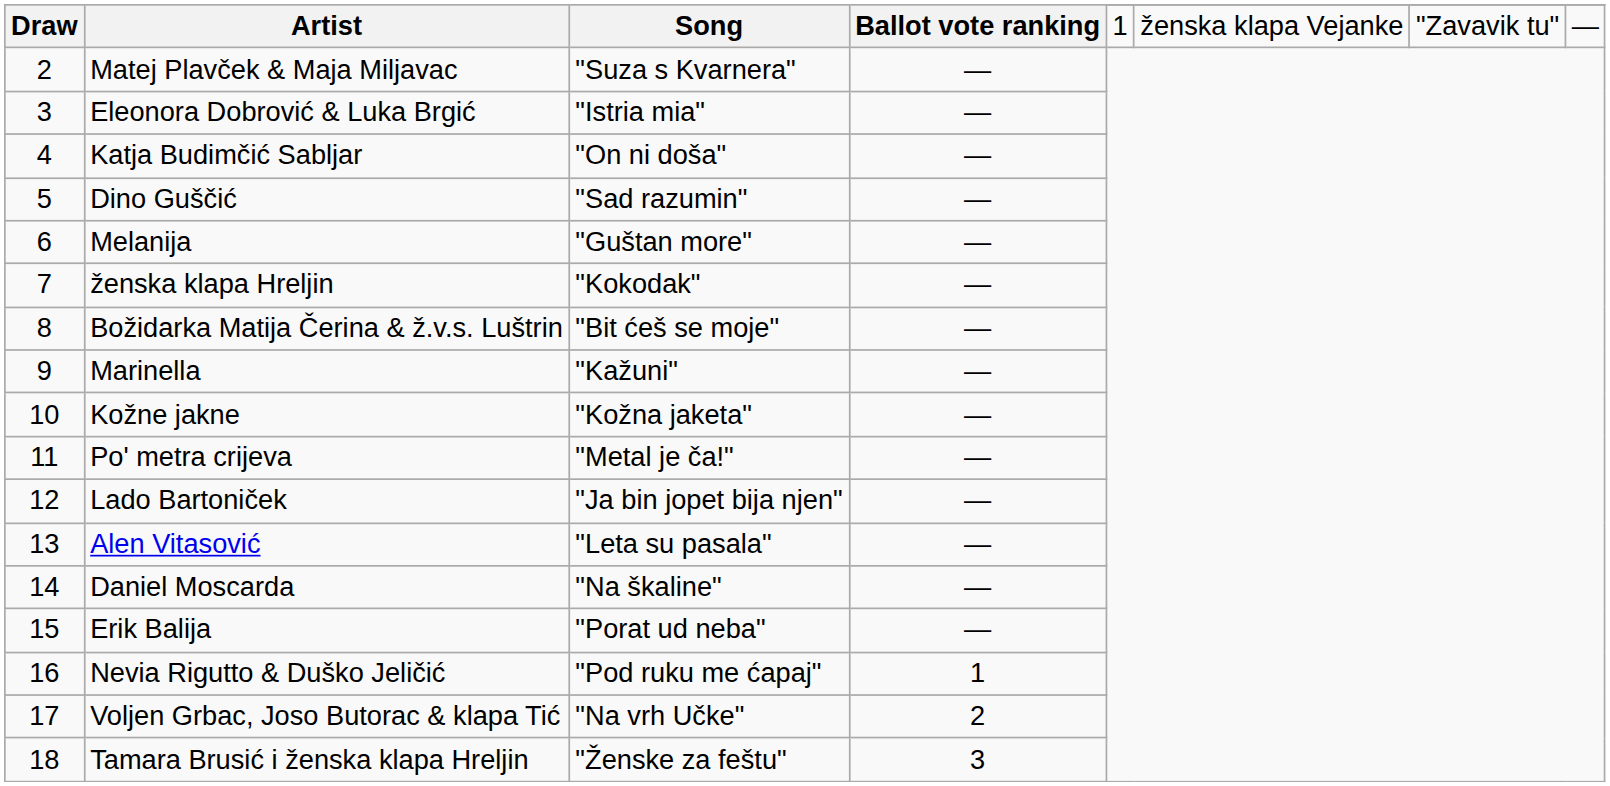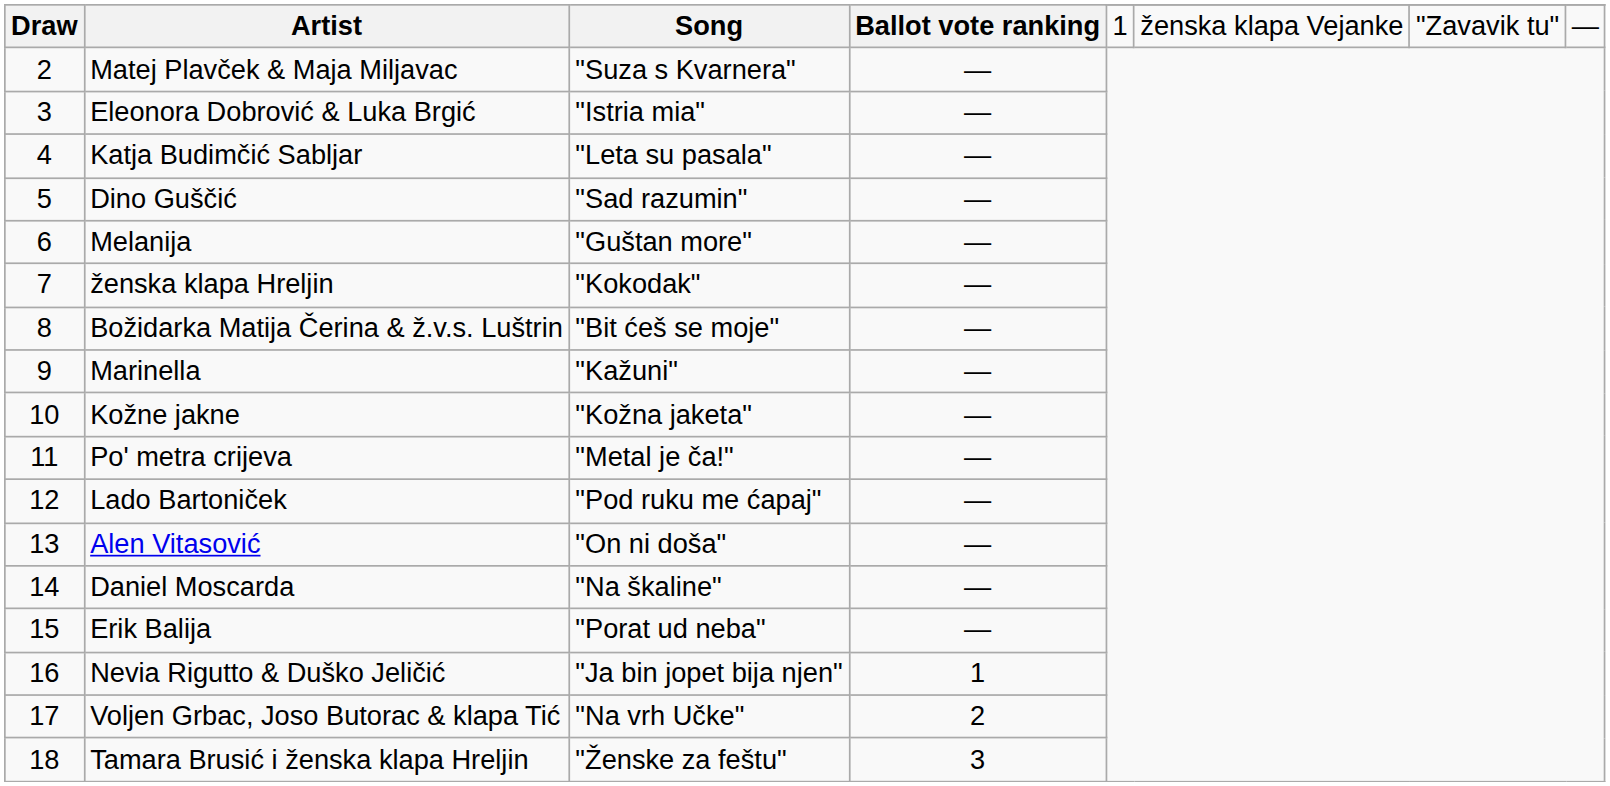(651, 155) "On ni doša" -> (673, 155) "Leta su pasala"
(709, 500) "Ja bin jopet bija njen" -> (698, 500) "Pod ruku me ćapaj"
(673, 543) "Leta su pasala" -> (651, 543) "On ni doša"
(698, 673) "Pod ruku me ćapaj" -> (709, 673) "Ja bin jopet bija njen"
